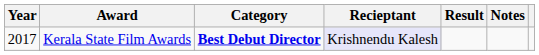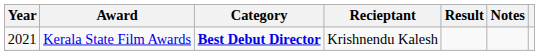(22, 38) 2017 -> (22, 38) 2021
(383, 38) lavender background -> (383, 38) no background
